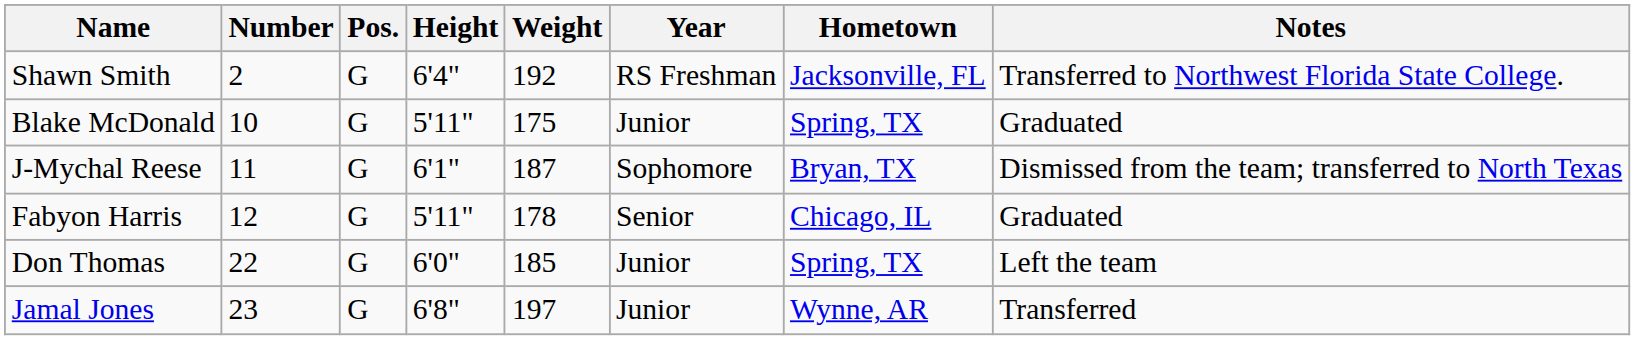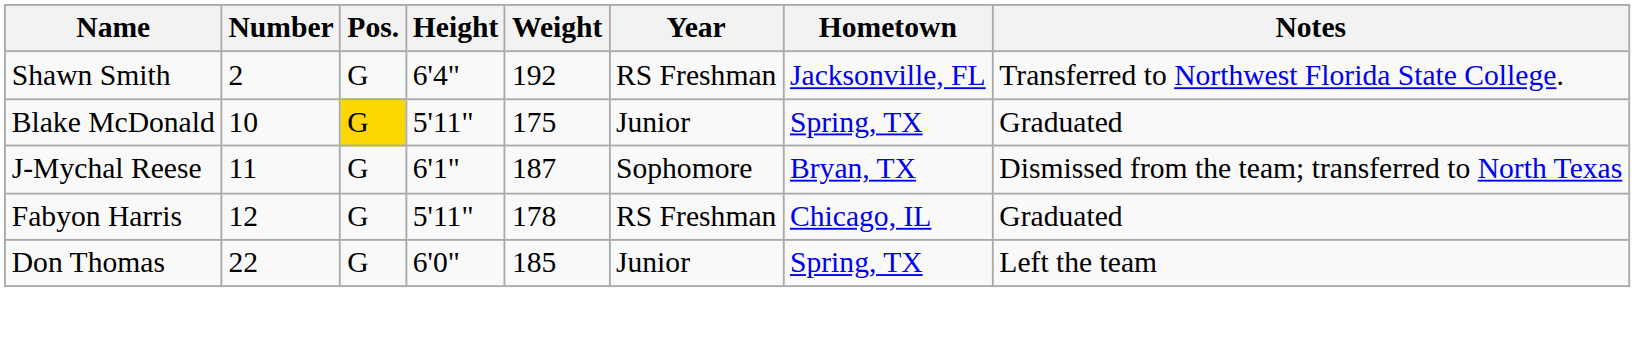(358, 121) no background -> (358, 121) gold background
(655, 215) Senior -> (696, 215) RS Freshman
- row: (83, 309)
